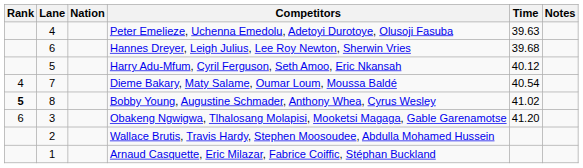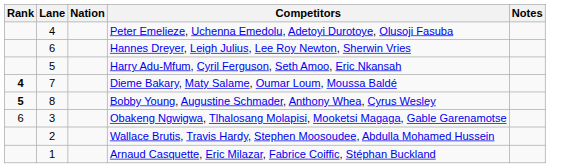- column: (526, 13)
(20, 84) normal -> (20, 84) bold
